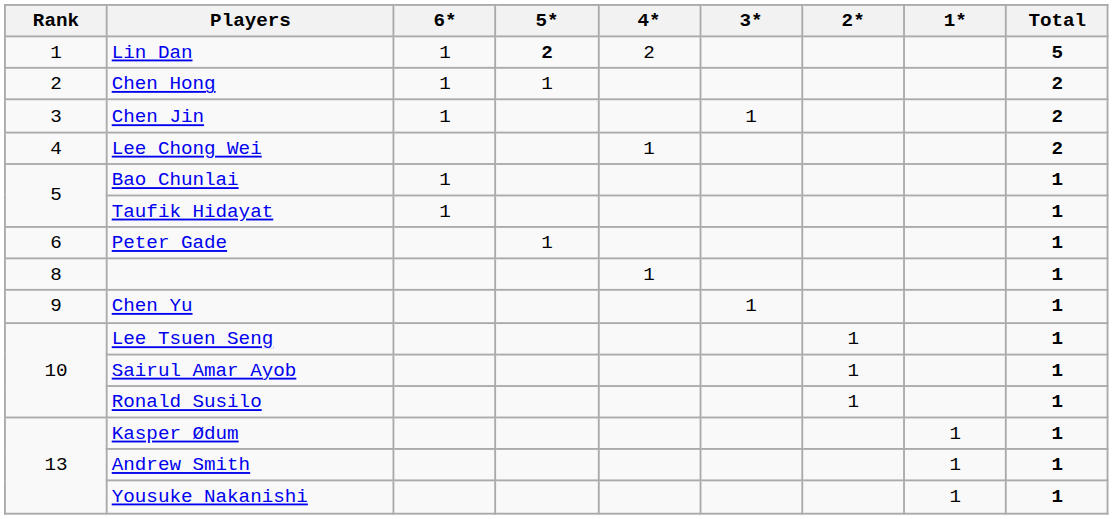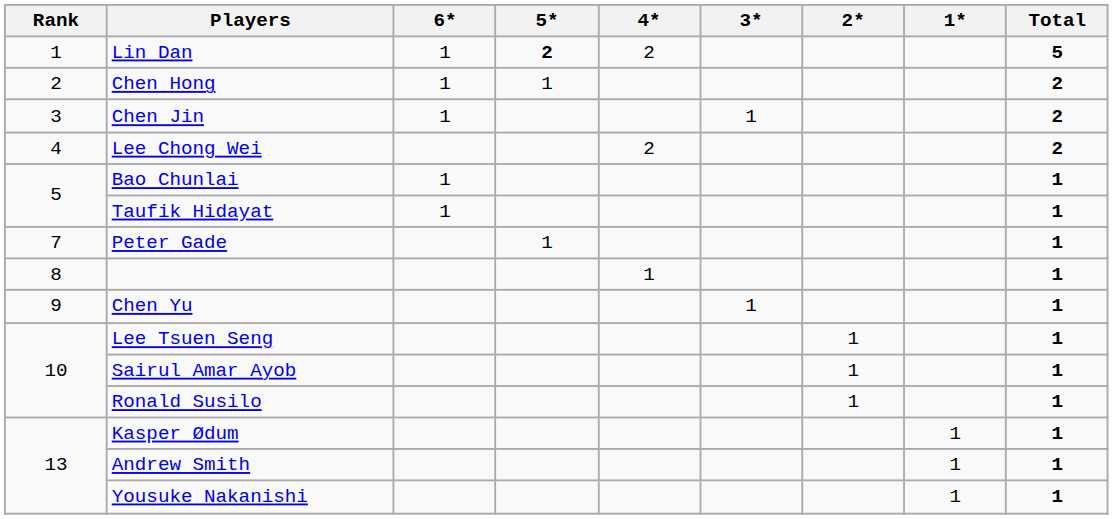(649, 148) 1 -> (649, 148) 2
(56, 243) 6 -> (56, 243) 7
